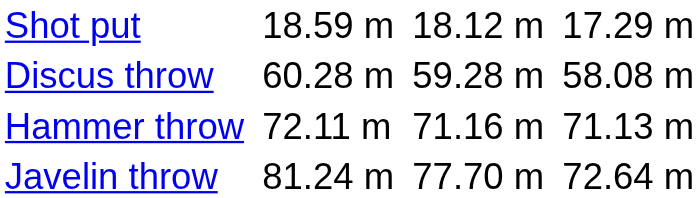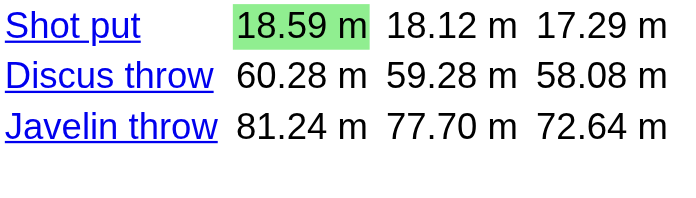(328, 26) no background -> (302, 26) lightgreen background
- row: (124, 126)
